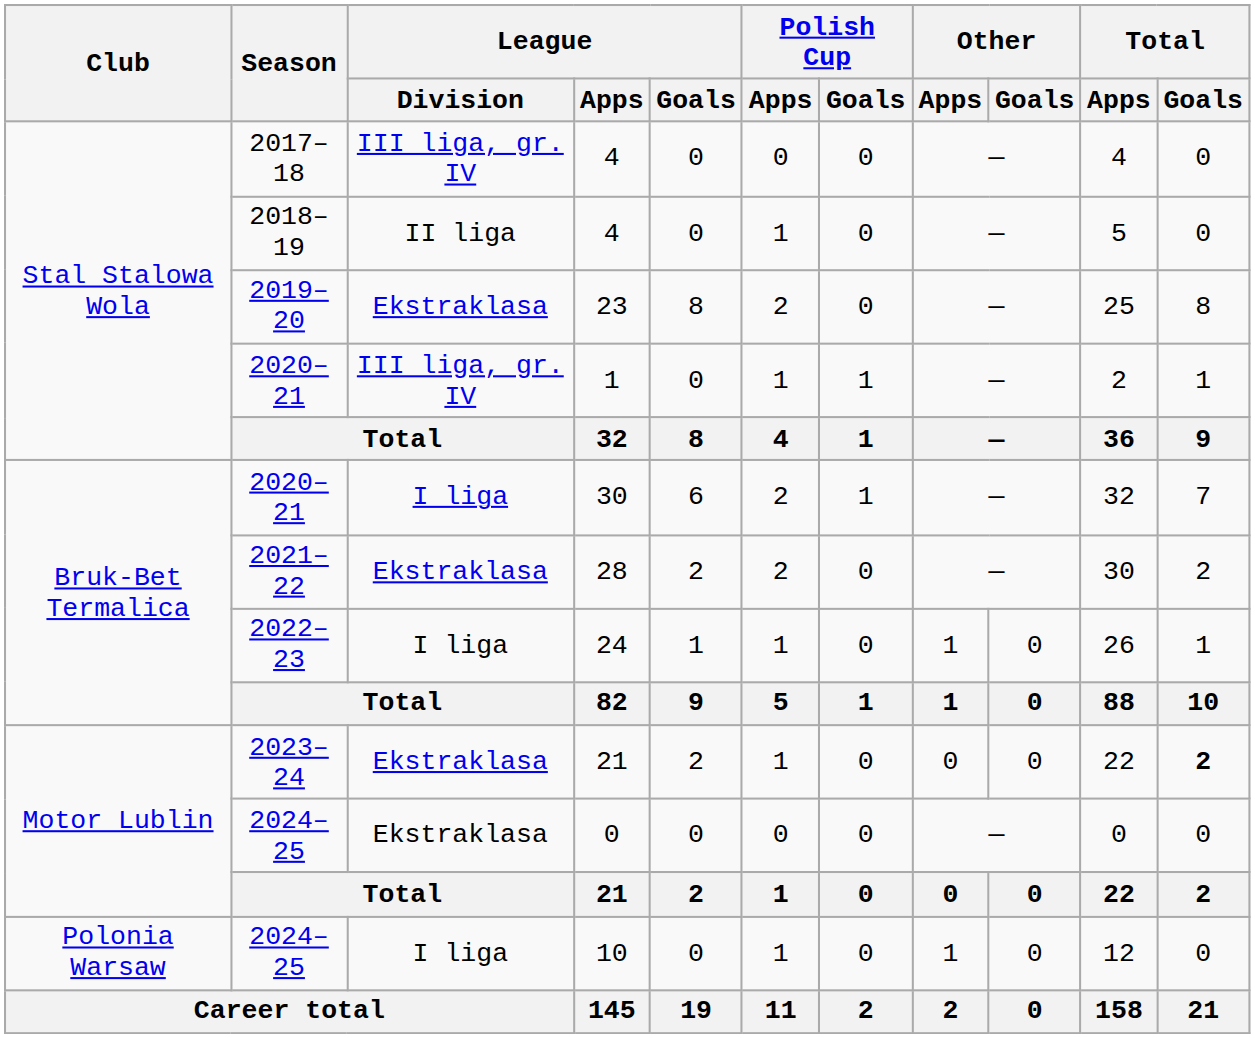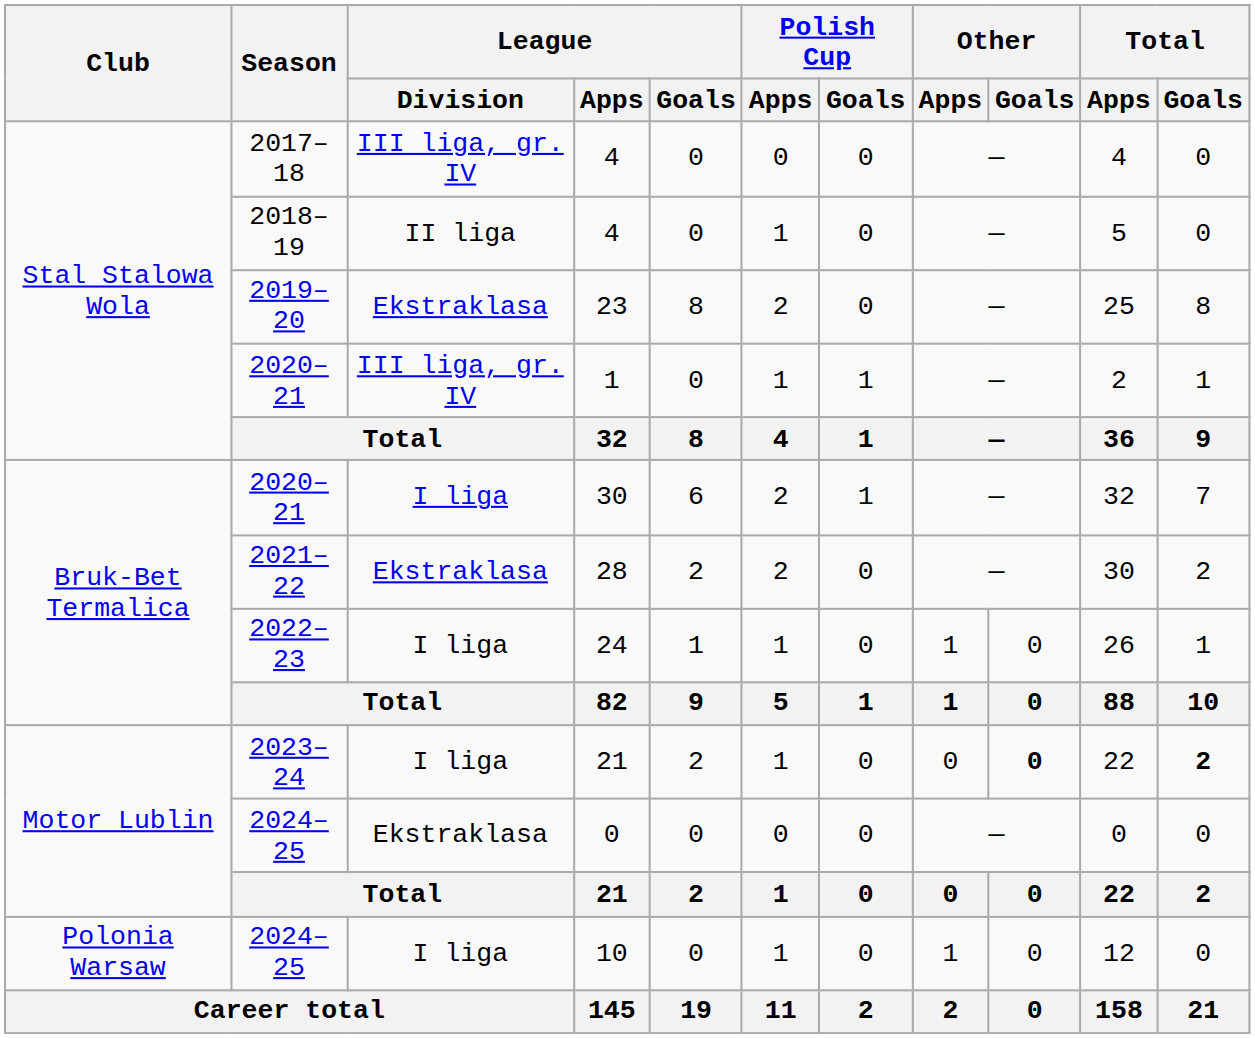(460, 762) Ekstraklasa -> (460, 762) I liga
(1035, 762) normal -> (1035, 762) bold
